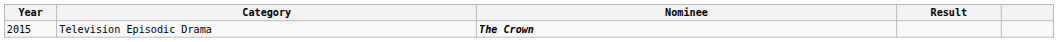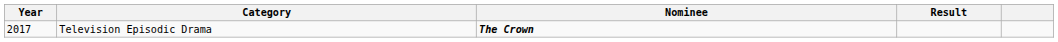(19, 29) 2015 -> (19, 29) 2017
